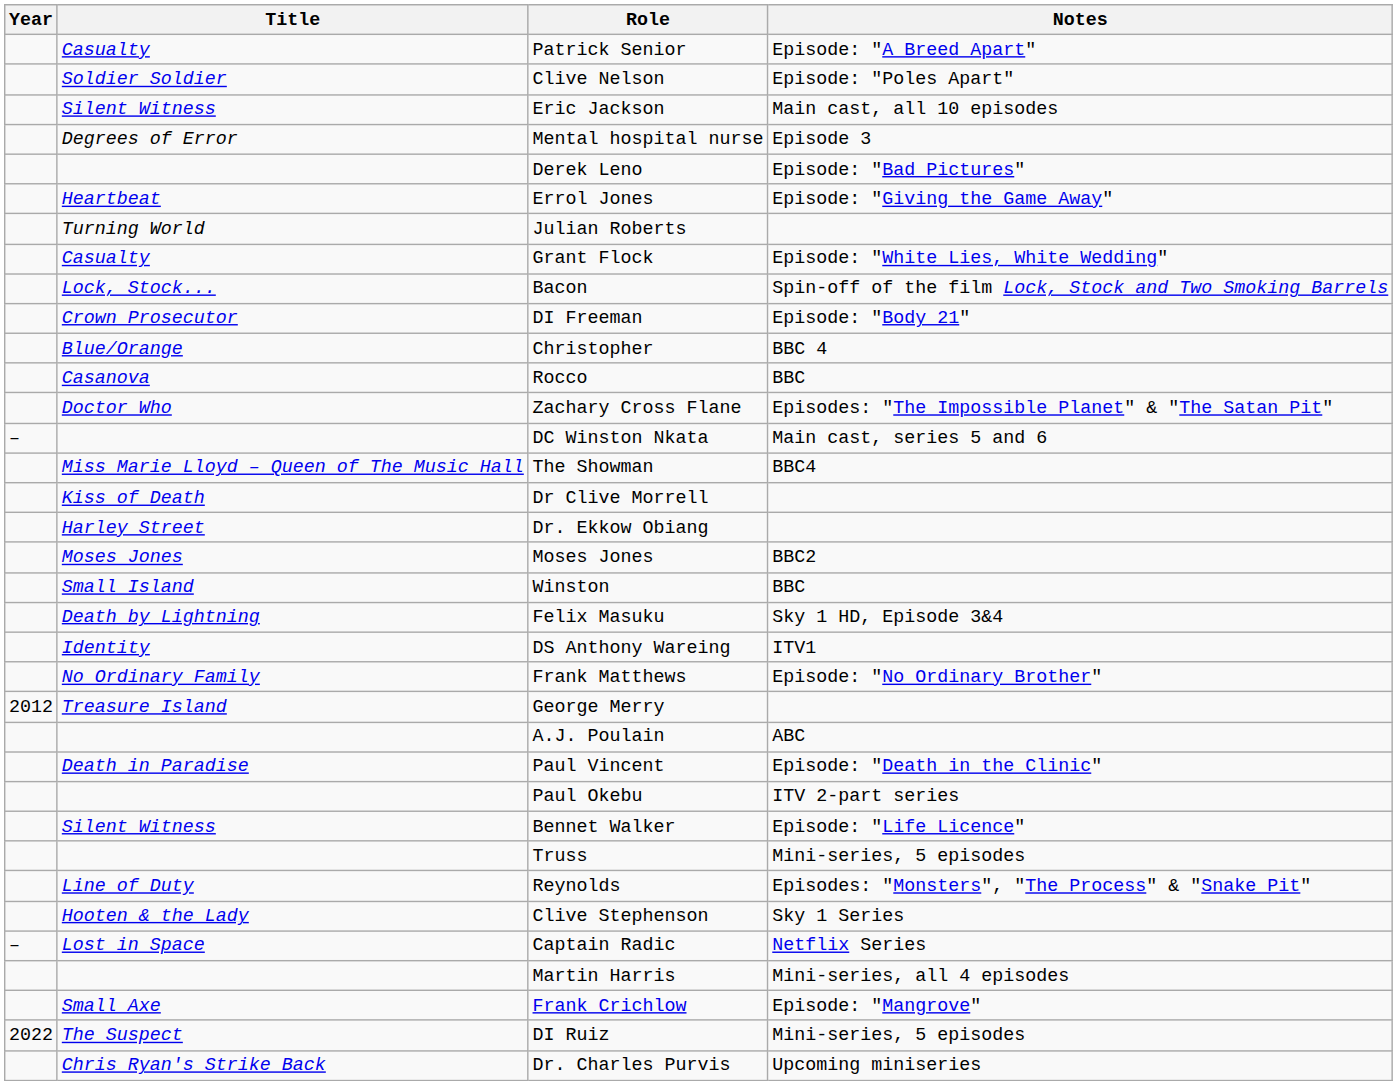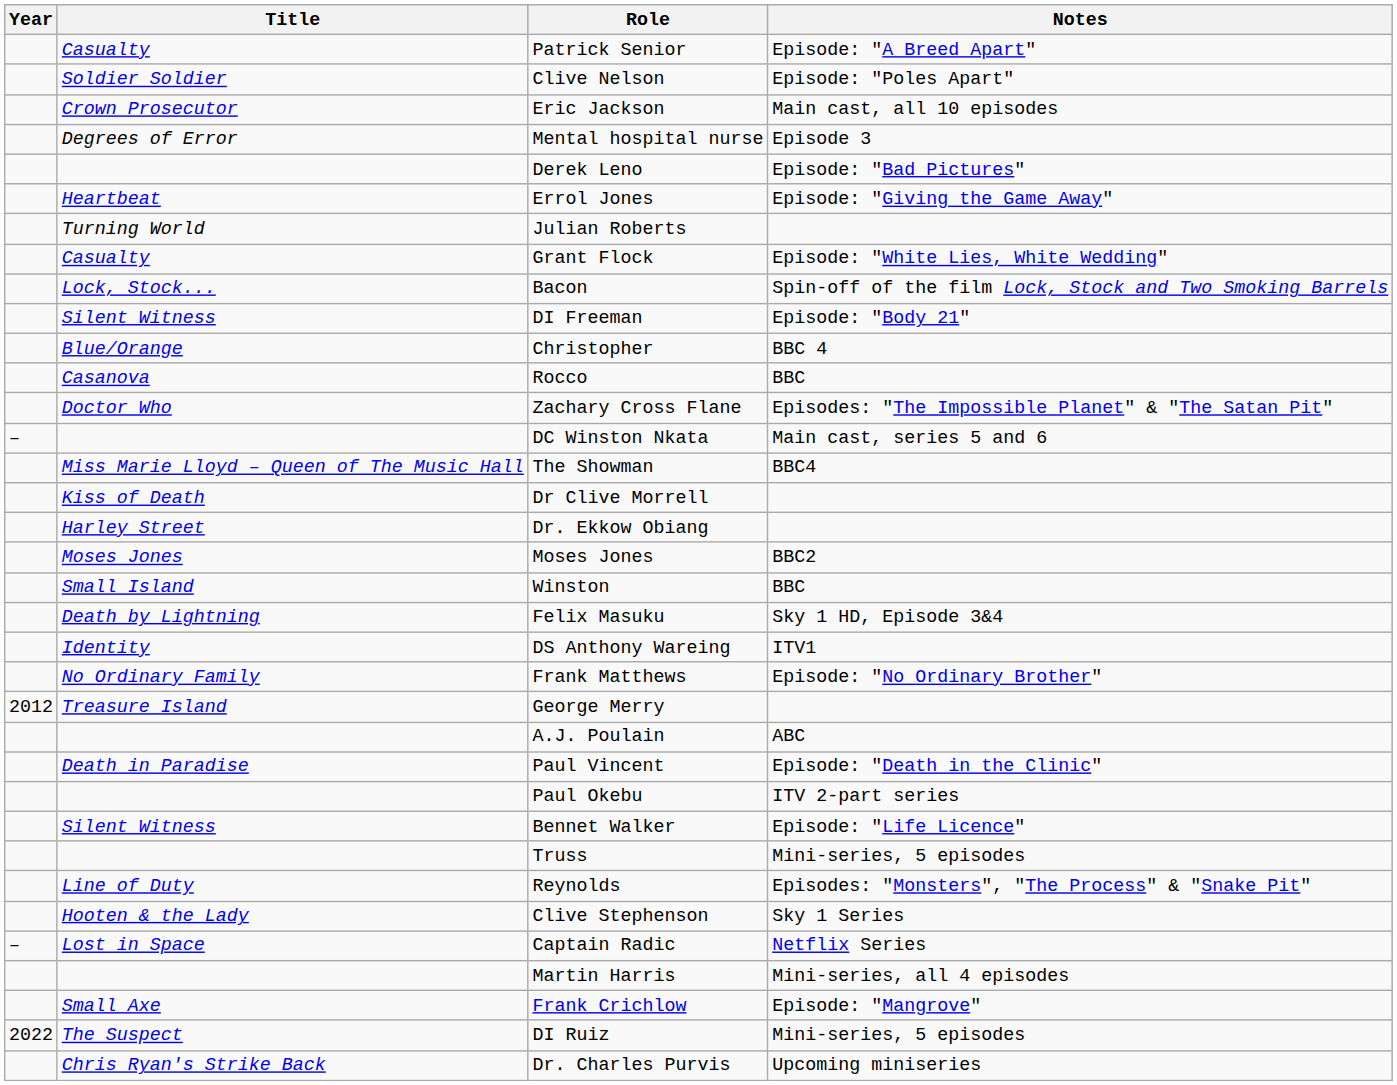(139, 109) Silent Witness -> (150, 109) Crown Prosecutor
(150, 318) Crown Prosecutor -> (139, 318) Silent Witness
